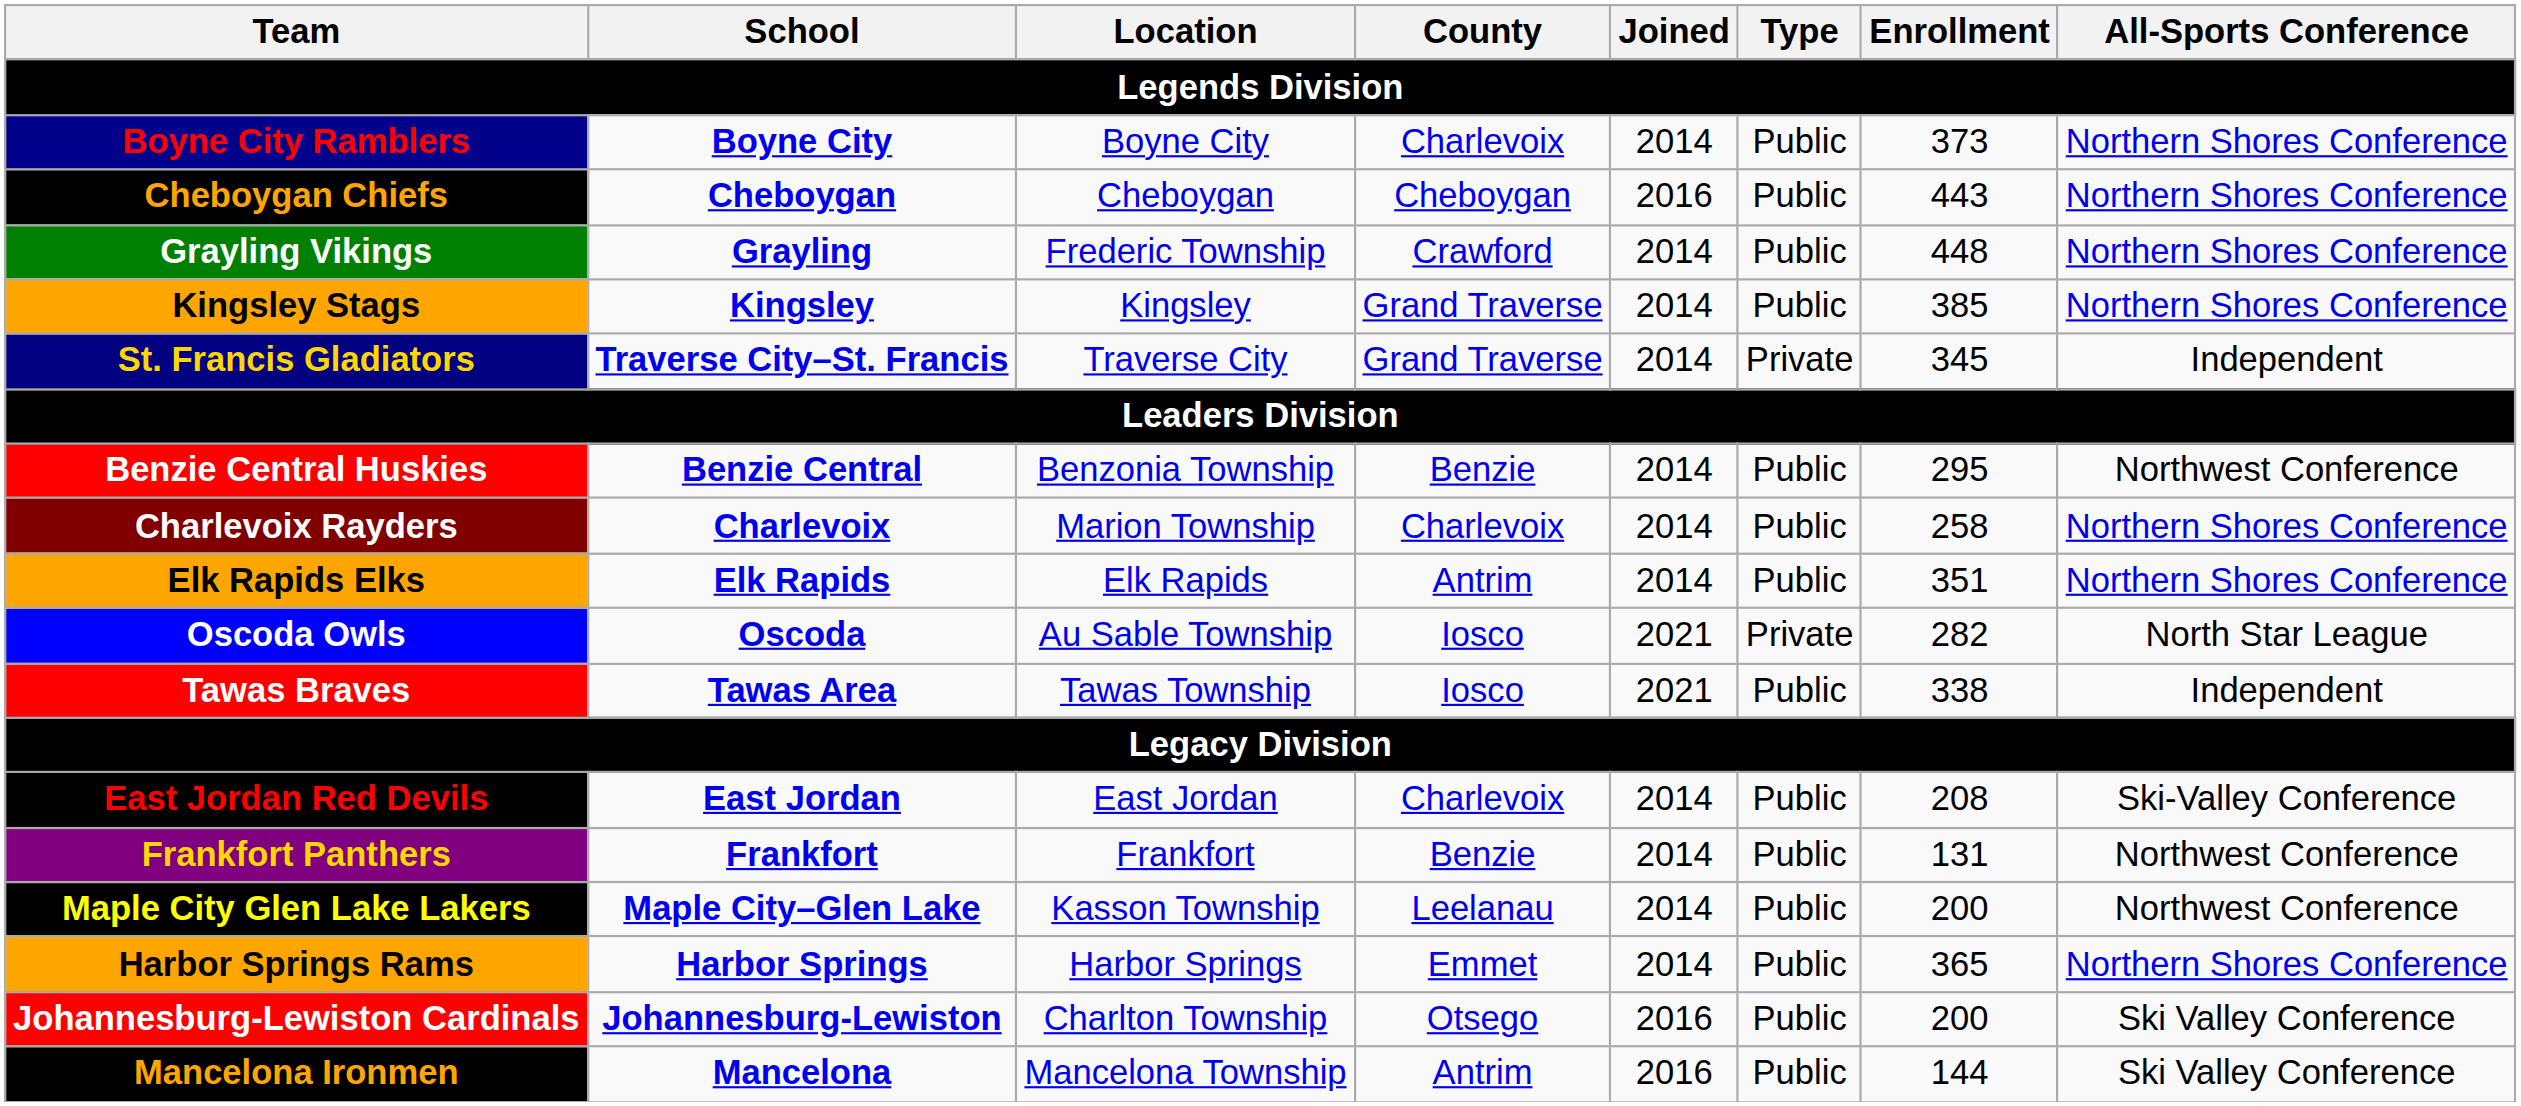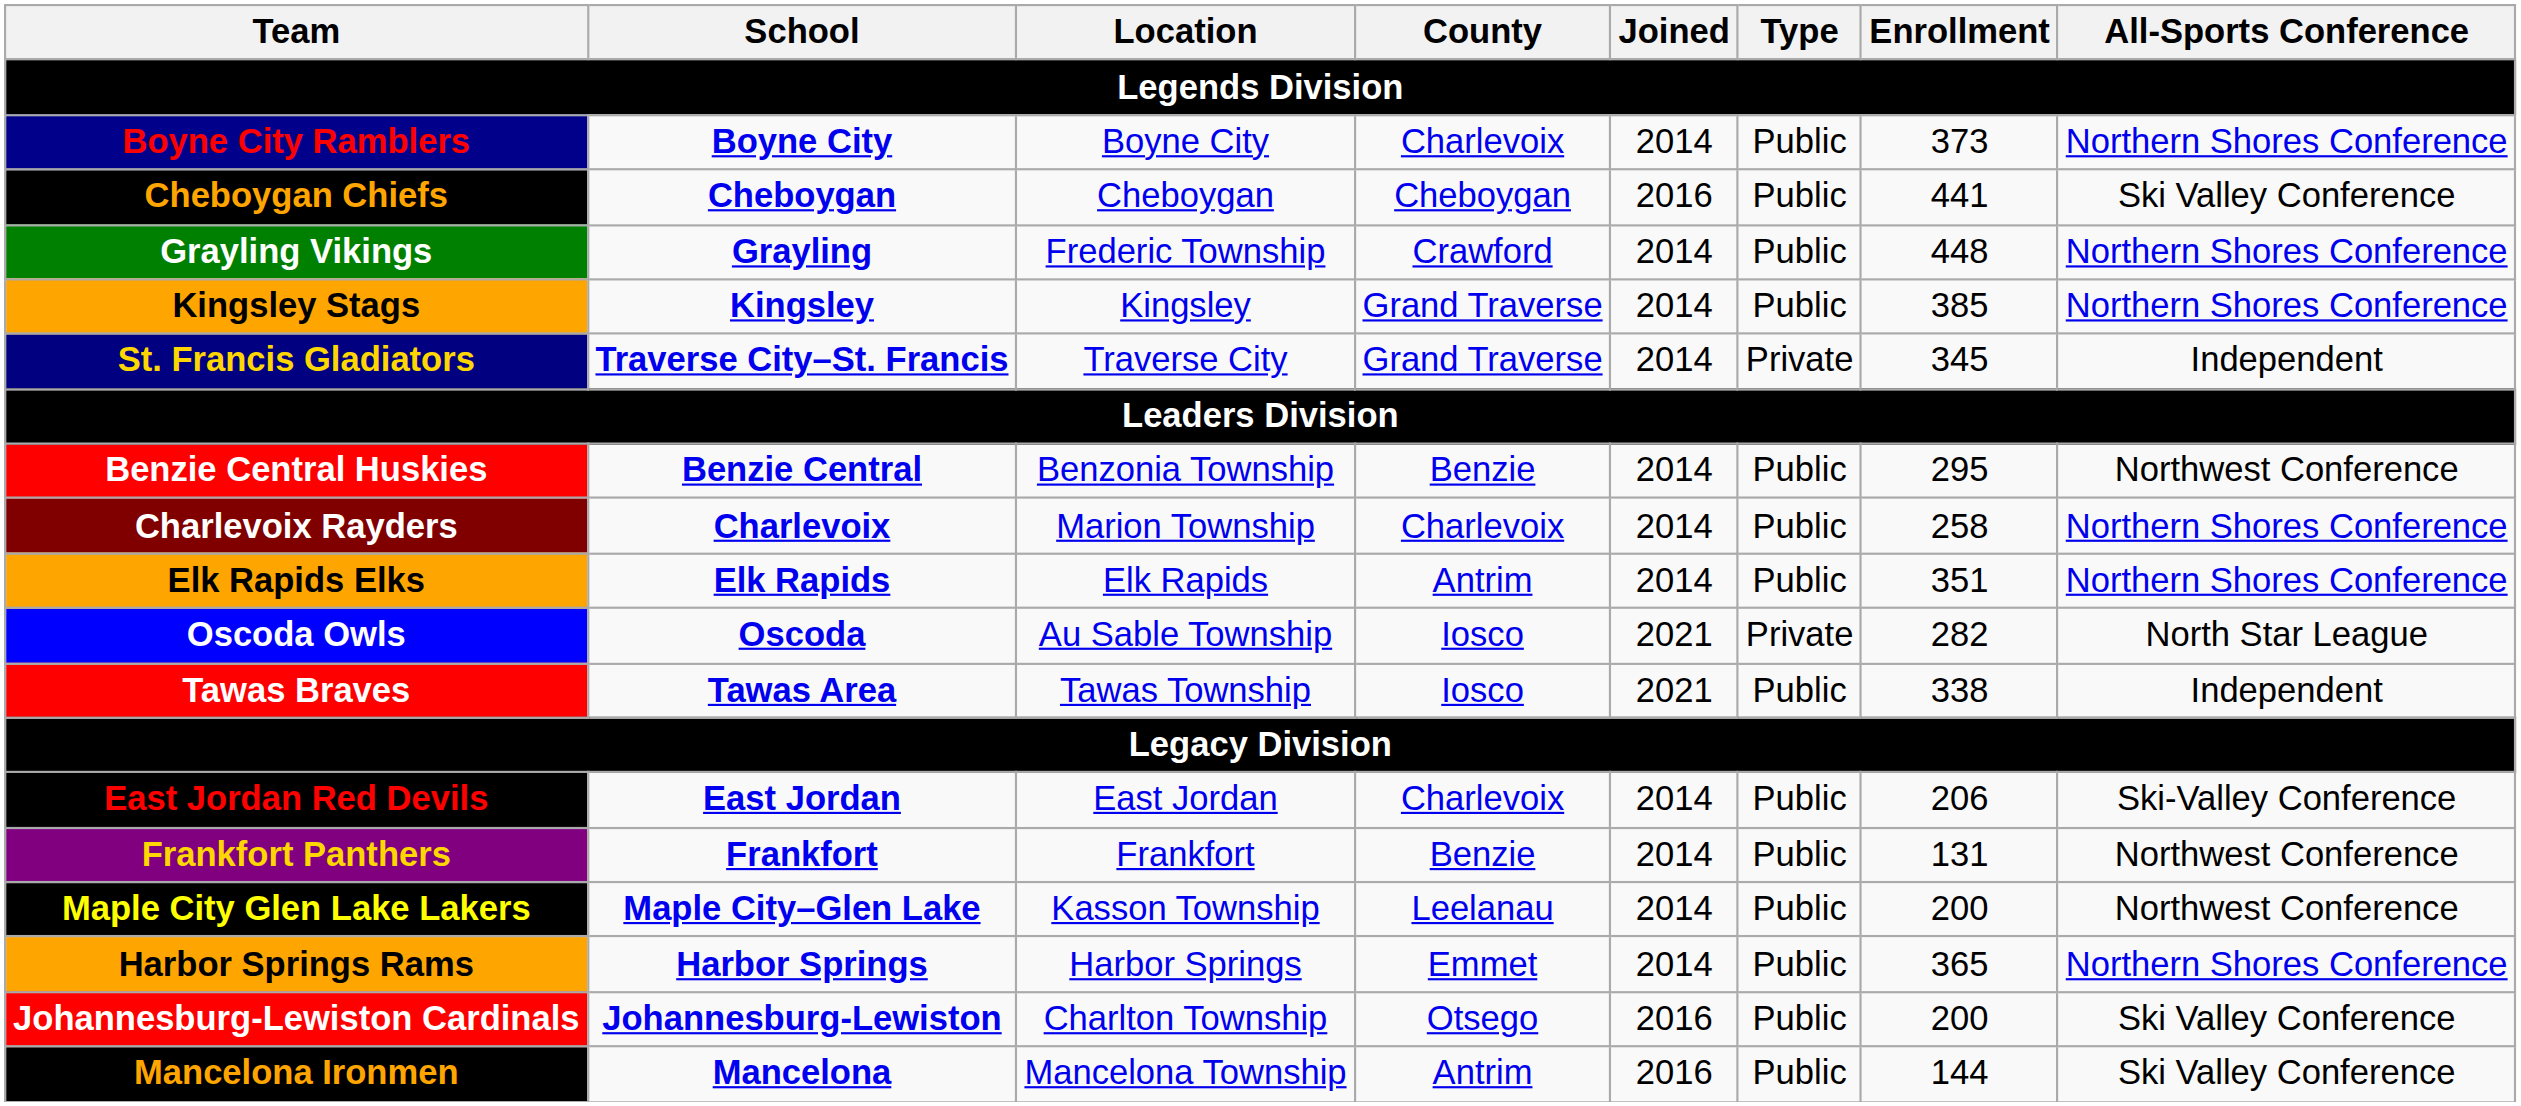(1960, 196) 443 -> (1960, 196) 441
(2287, 196) Northern Shores Conference -> (2287, 196) Ski Valley Conference
(1960, 799) 208 -> (1960, 799) 206
